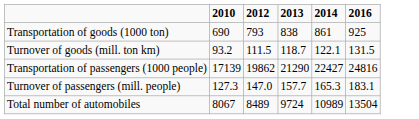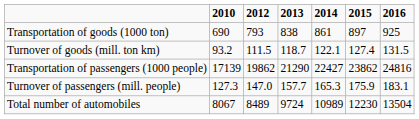+ column: (360, 13)
